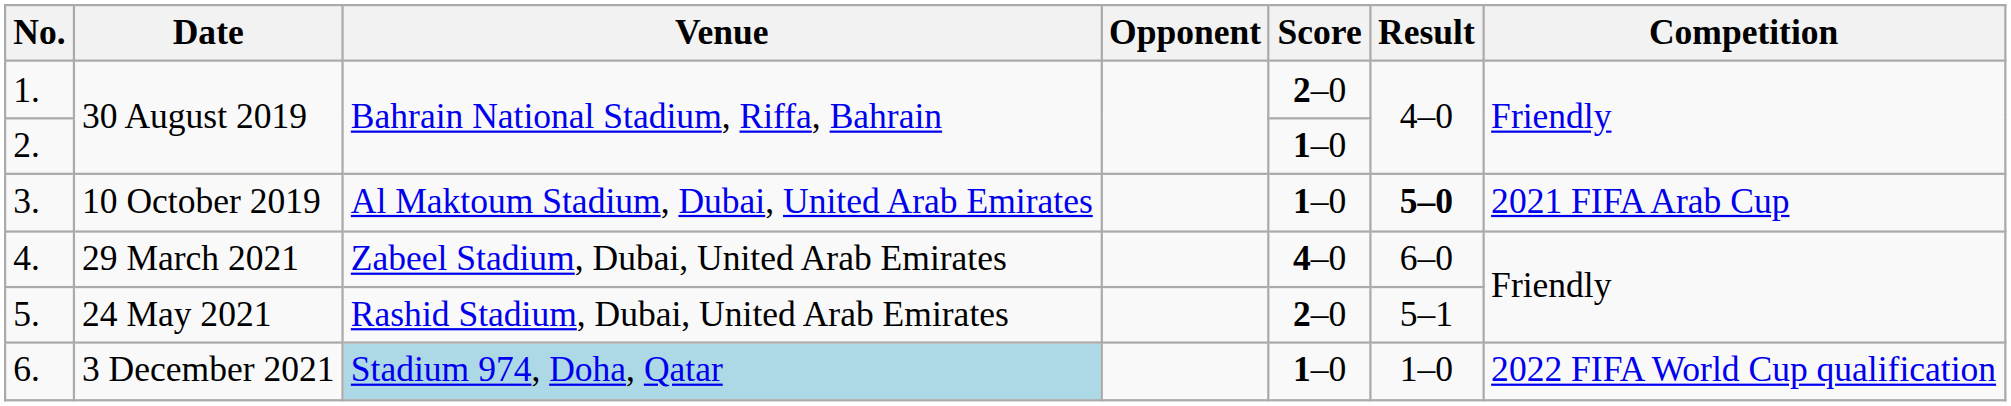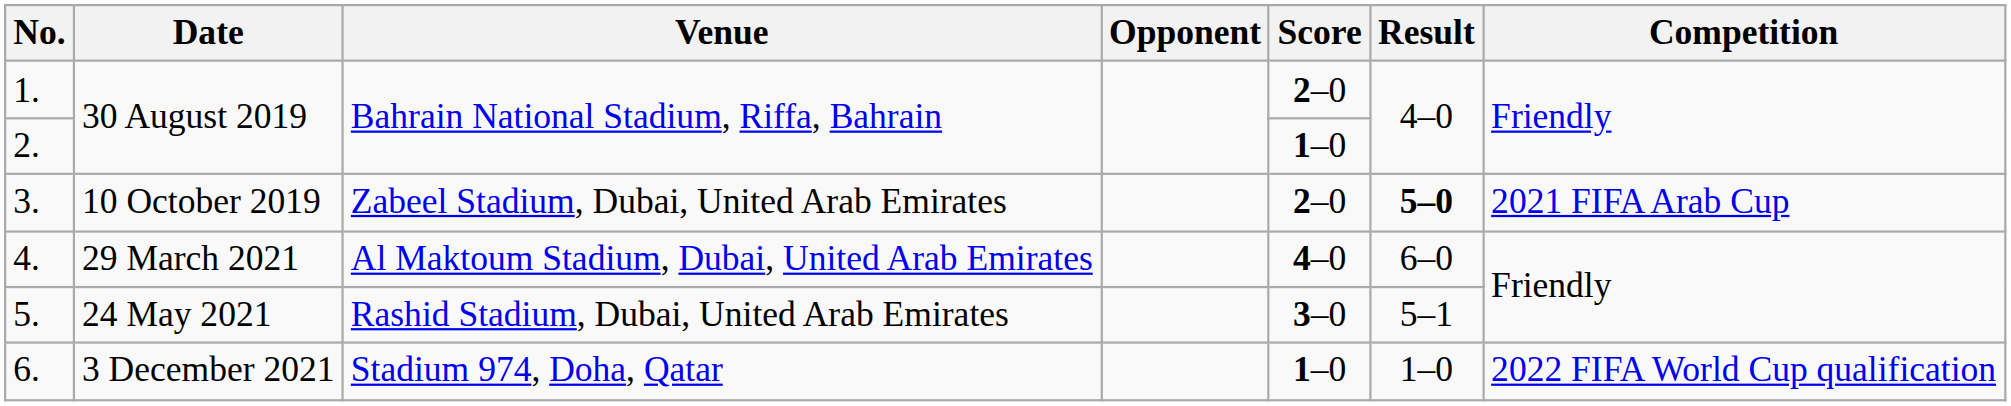(722, 201) Al Maktoum Stadium, Dubai, United Arab Emirates -> (679, 201) Zabeel Stadium, Dubai, United Arab Emirates
(1320, 201) 1–0 -> (1320, 201) 2–0
(679, 257) Zabeel Stadium, Dubai, United Arab Emirates -> (722, 257) Al Maktoum Stadium, Dubai, United Arab Emirates
(1320, 314) 2–0 -> (1320, 314) 3–0
(537, 370) lightblue background -> (537, 370) no background
